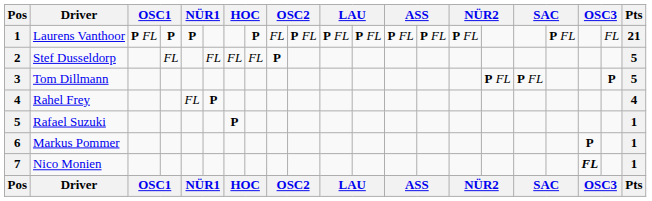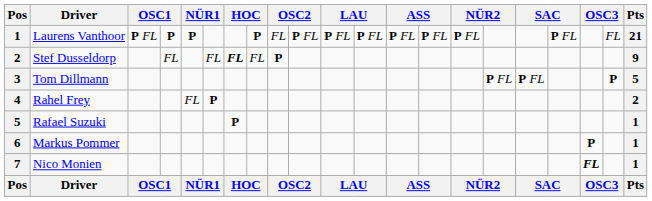(235, 57) normal -> (235, 57) bold
(634, 57) 5 -> (635, 57) 9
(634, 100) 4 -> (635, 100) 2
